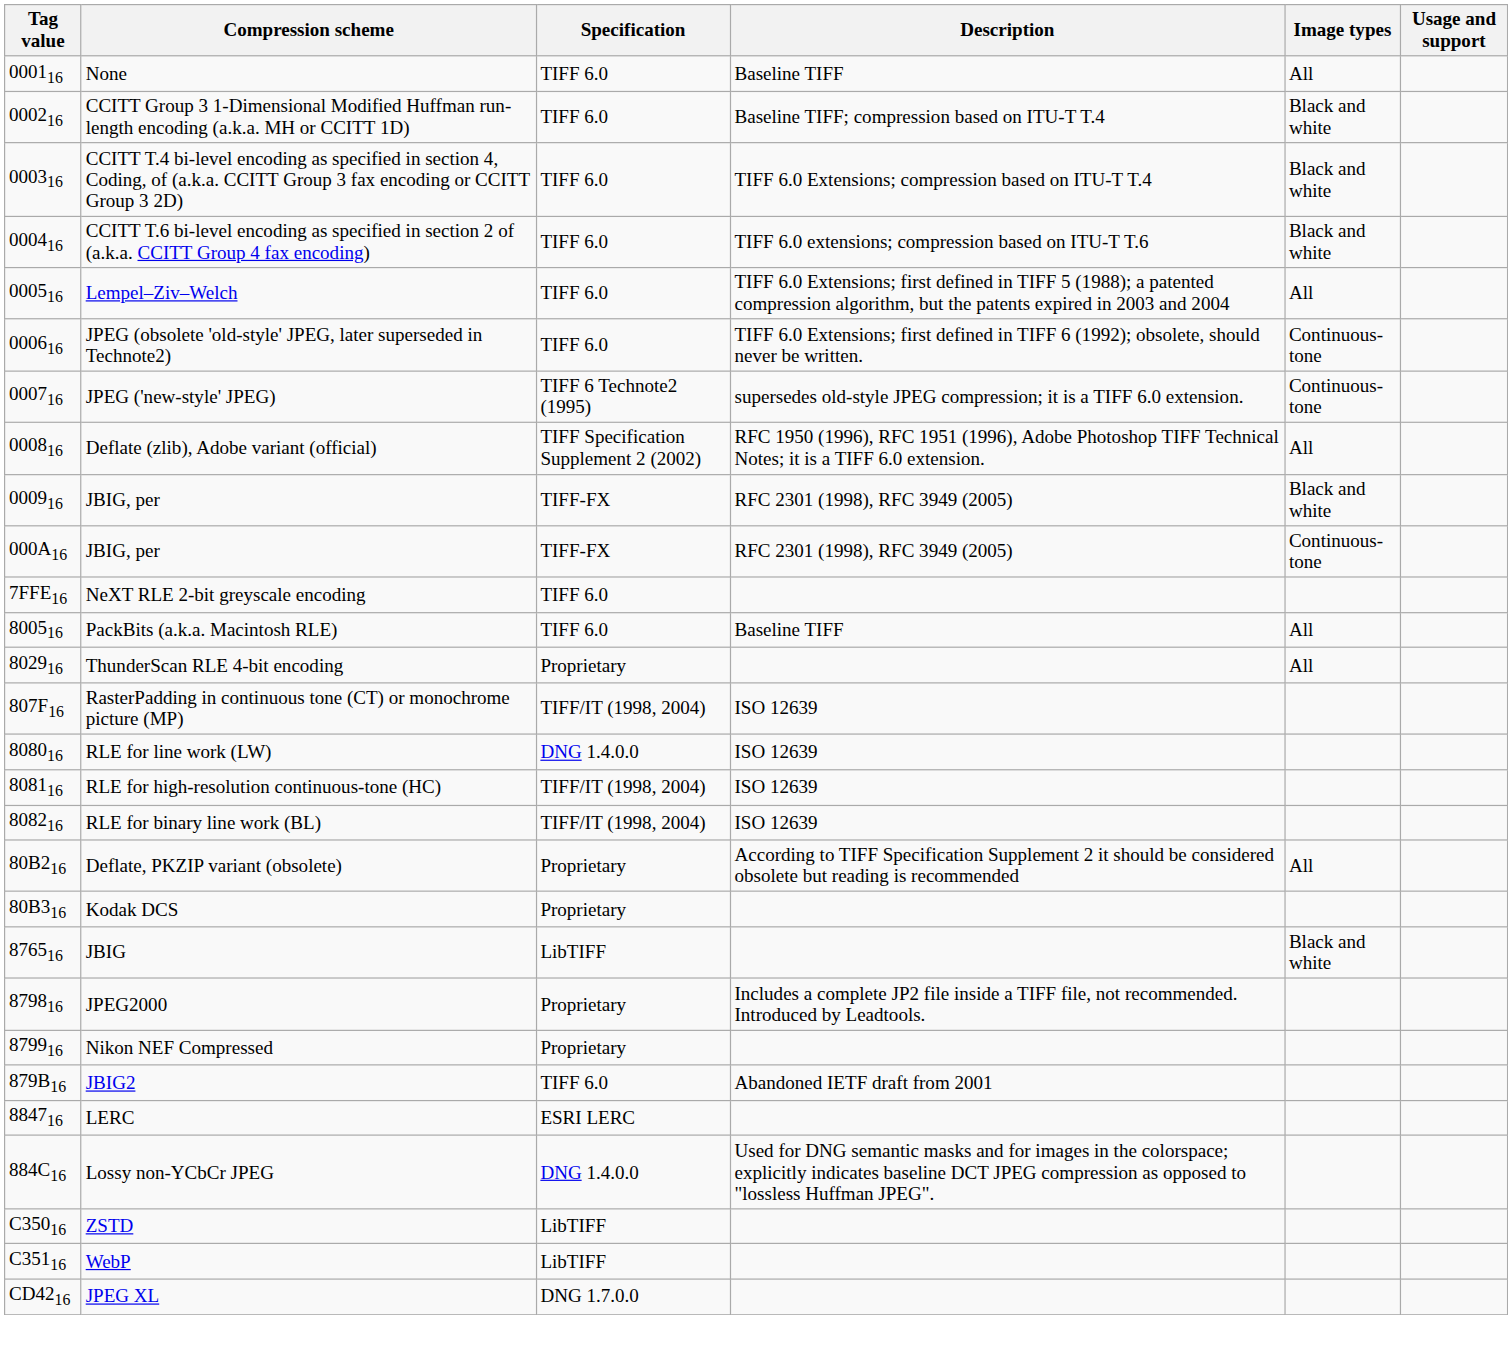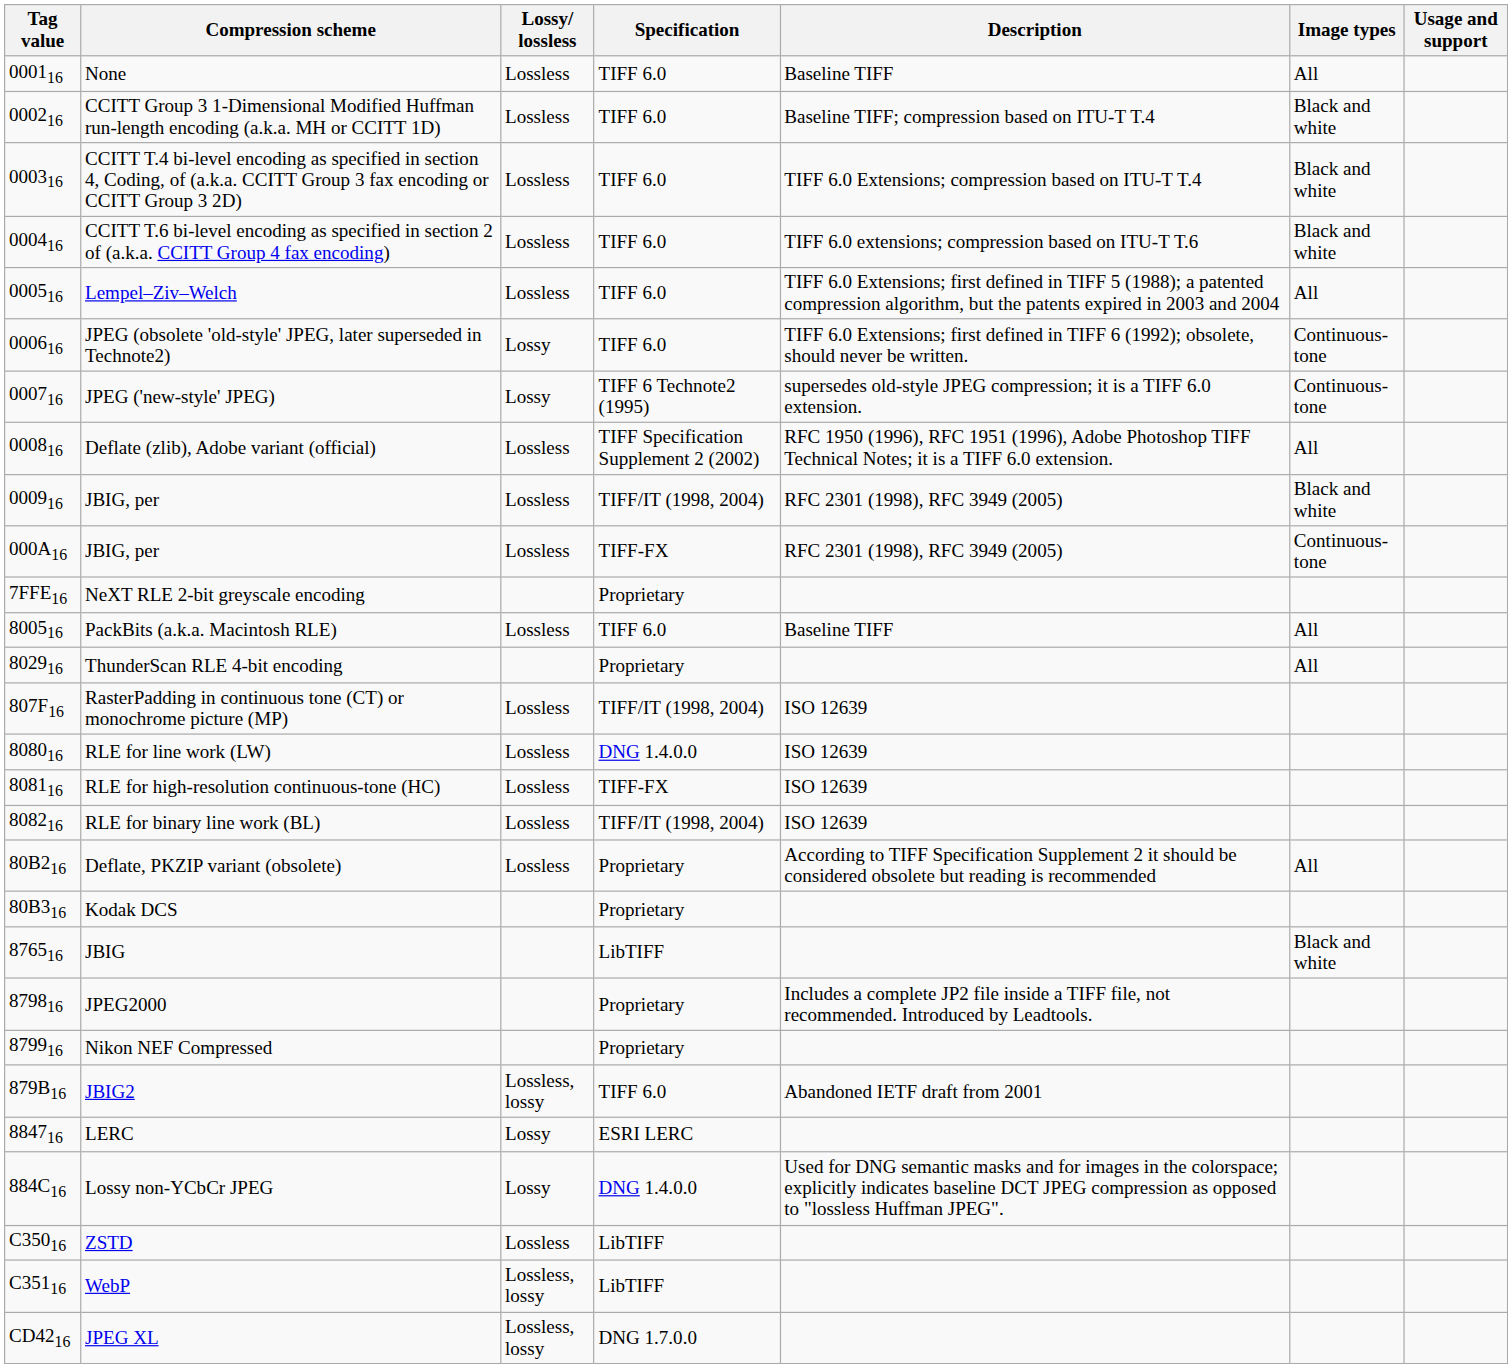+ column: (547, 30)
(575, 499) TIFF-FX -> (681, 499) TIFF/IT (1998, 2004)
(574, 594) TIFF 6.0 -> (641, 594) Proprietary
(623, 787) TIFF/IT (1998, 2004) -> (633, 787) TIFF-FX
